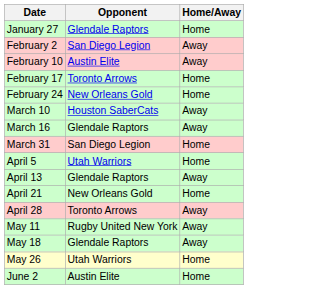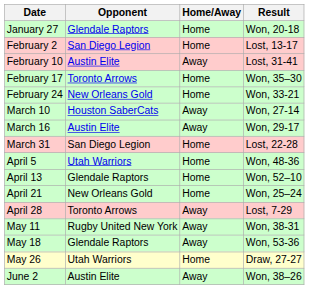+ column: (274, 12)
(195, 45) Away -> (196, 45) Home
(108, 128) Glendale Raptors -> (94, 128) Austin Elite
(195, 177) Away -> (196, 177) Home
(196, 276) Home -> (195, 276) Away
